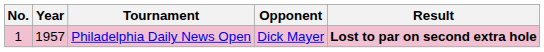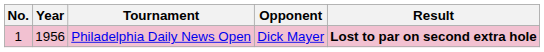(50, 36) 1957 -> (50, 36) 1956
